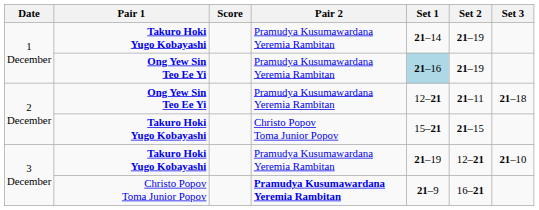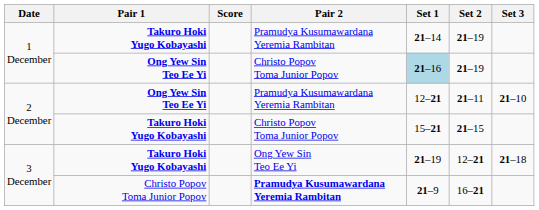(313, 68) Pramudya Kusumawardana Yeremia Rambitan -> (296, 68) Christo Popov Toma Junior Popov
(513, 99) 21–18 -> (513, 99) 21–10
(313, 160) Pramudya Kusumawardana Yeremia Rambitan -> (283, 160) Ong Yew Sin Teo Ee Yi
(513, 160) 21–10 -> (513, 160) 21–18
